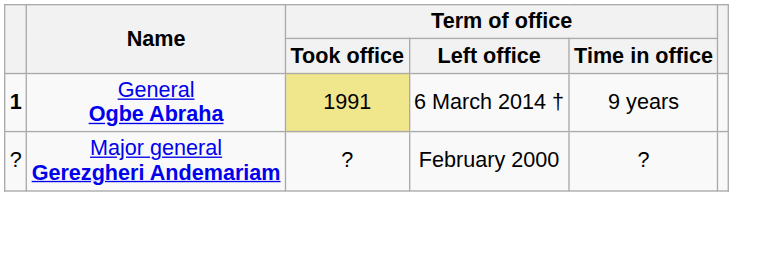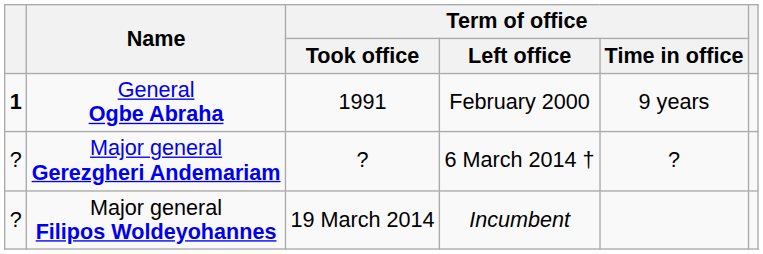(347, 102) khaki background -> (363, 102) no background
(489, 102) 6 March 2014 † -> (520, 102) February 2000
(489, 160) February 2000 -> (520, 160) 6 March 2014 †
+ row: (156, 219)
